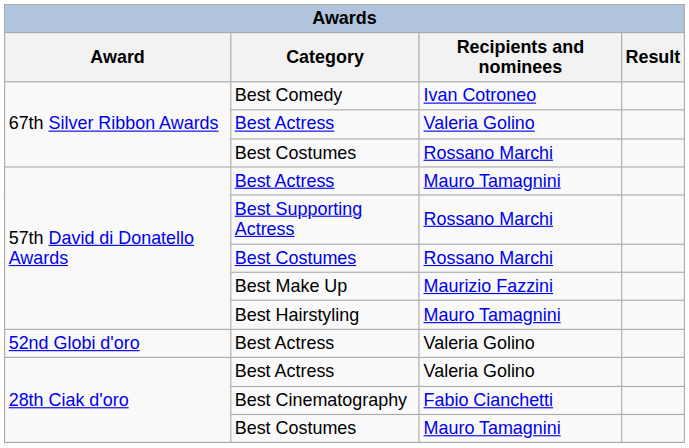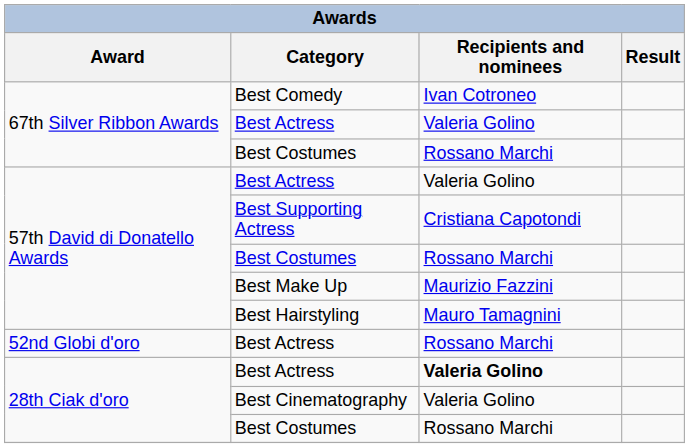(492, 180) Mauro Tamagnini -> (479, 180) Valeria Golino
(488, 219) Rossano Marchi -> (502, 219) Cristiana Capotondi
(479, 343) Valeria Golino -> (488, 343) Rossano Marchi
(479, 371) normal -> (483, 371) bold
(488, 400) Fabio Cianchetti -> (479, 400) Valeria Golino
(492, 428) Mauro Tamagnini -> (488, 428) Rossano Marchi
